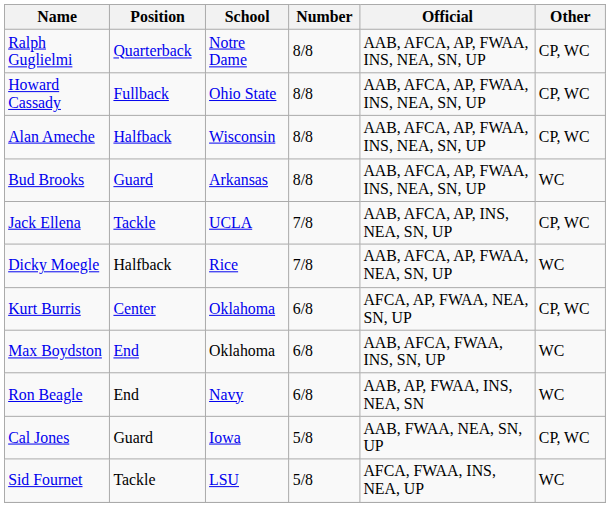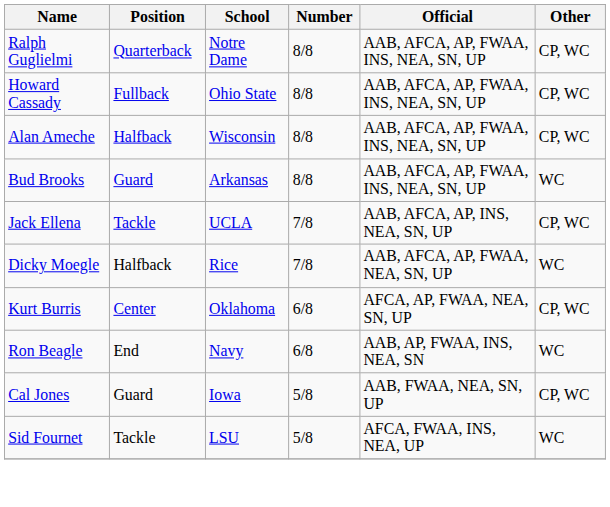- row: (55, 351)
